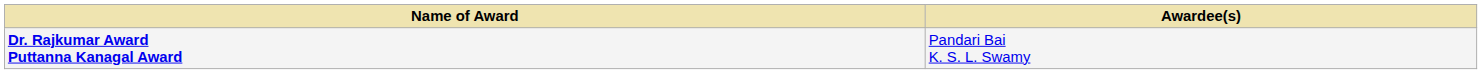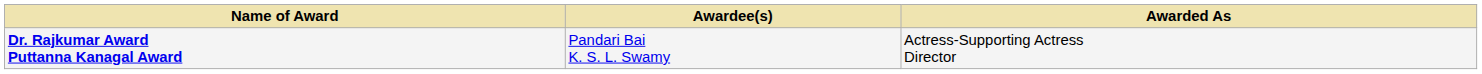+ column: (1189, 16)
